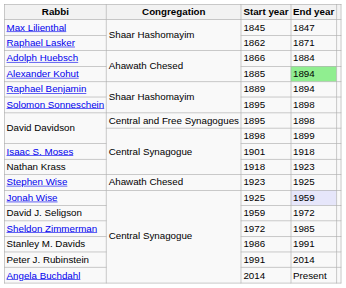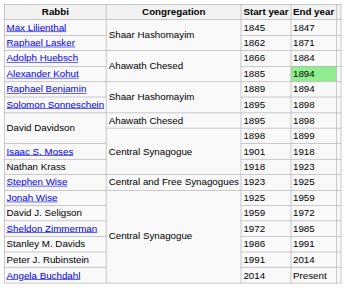(174, 120) Central and Free Synagogues -> (146, 120) Ahawath Chesed
(146, 182) Ahawath Chesed -> (174, 182) Central and Free Synagogues
(304, 197) lavender background -> (304, 197) no background
